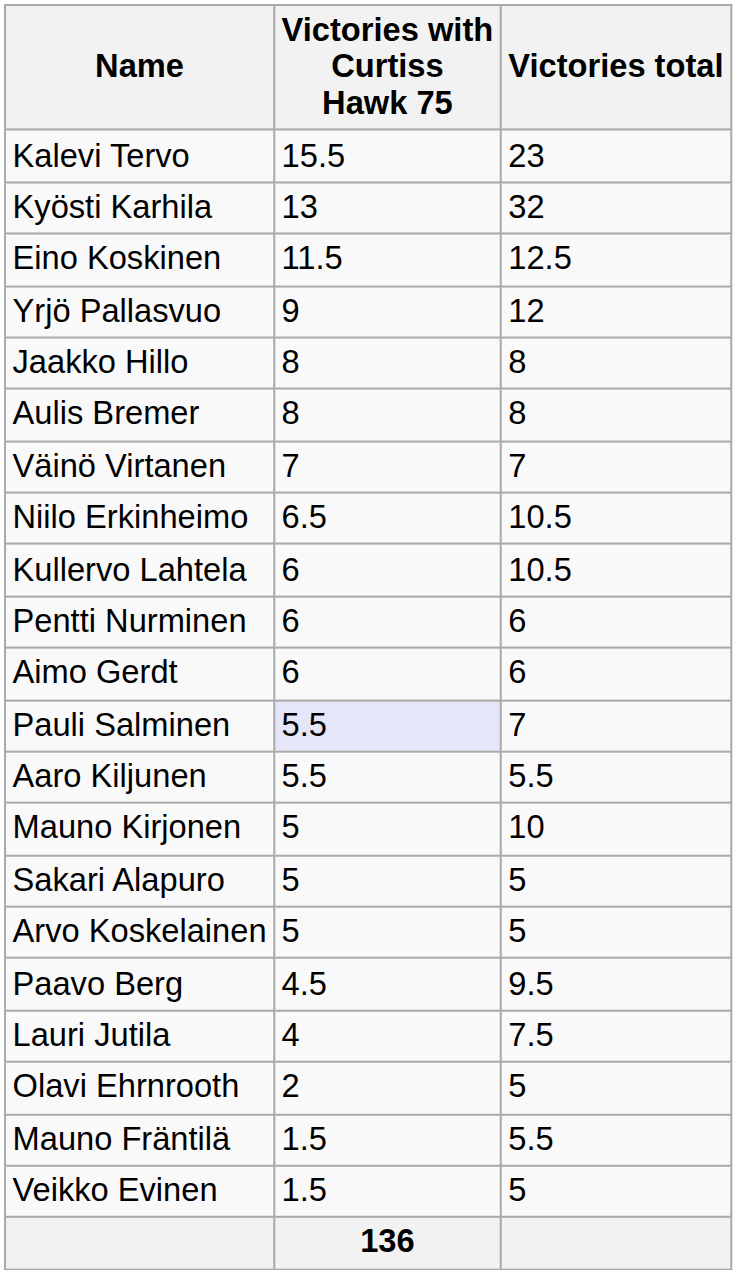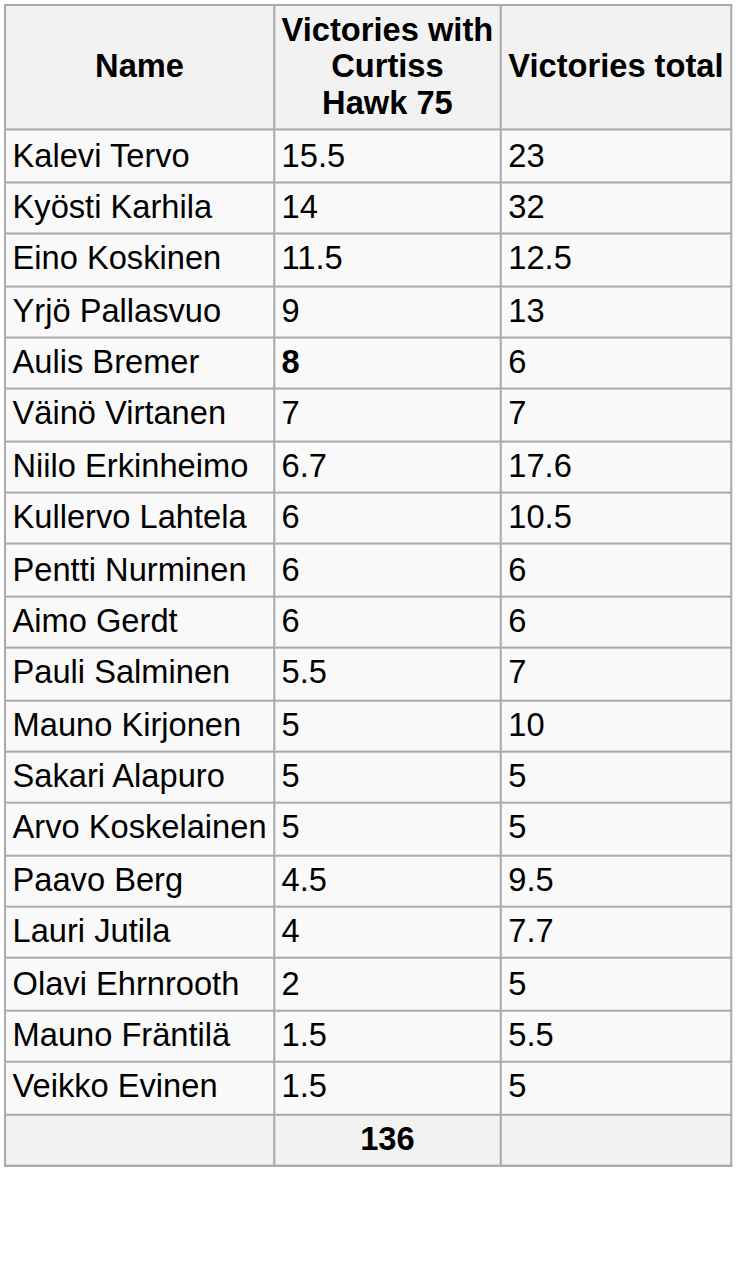(300, 207) 13 -> (300, 207) 14
(526, 310) 12 -> (526, 310) 13
- row: (101, 362)
(291, 414) normal -> (291, 362) bold
(517, 414) 8 -> (517, 362) 6
(304, 517) 6.5 -> (304, 466) 6.7
(540, 517) 10.5 -> (540, 466) 17.6
(304, 725) lavender background -> (304, 673) no background
- row: (110, 776)
(531, 1035) 7.5 -> (531, 932) 7.7
